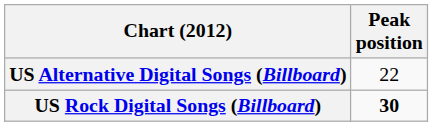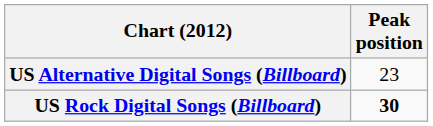(389, 74) 22 -> (389, 74) 23
